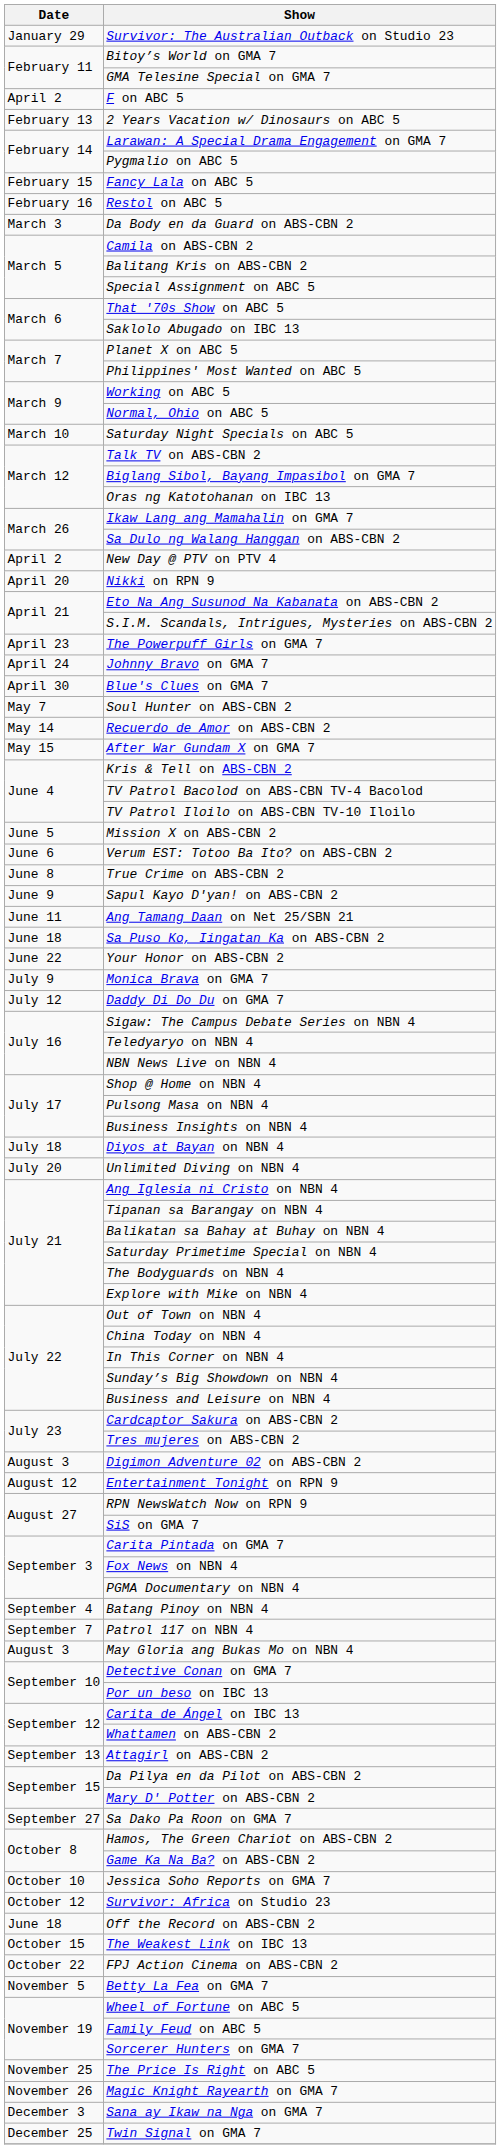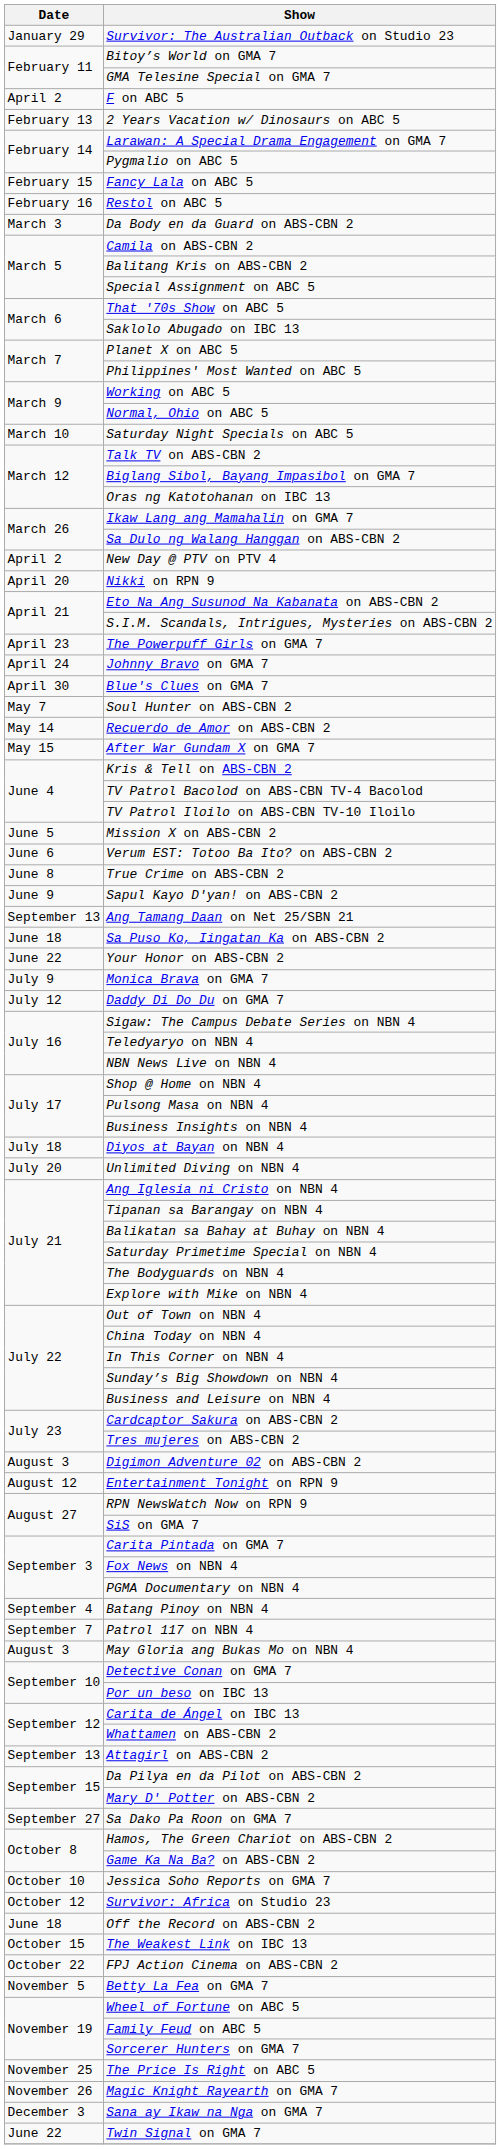(35, 917) June 11 -> (54, 917) September 13
(50, 2134) December 25 -> (35, 2134) June 22
